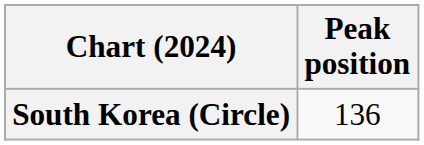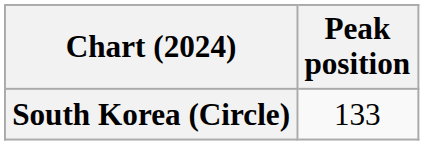(357, 113) 136 -> (357, 113) 133
